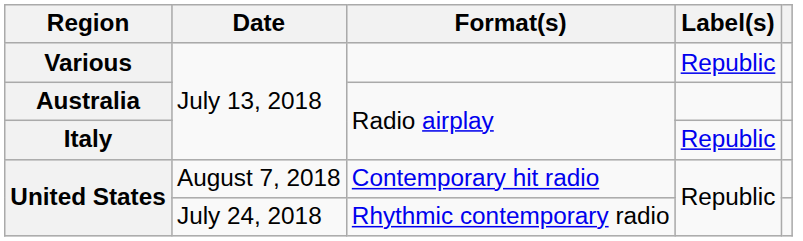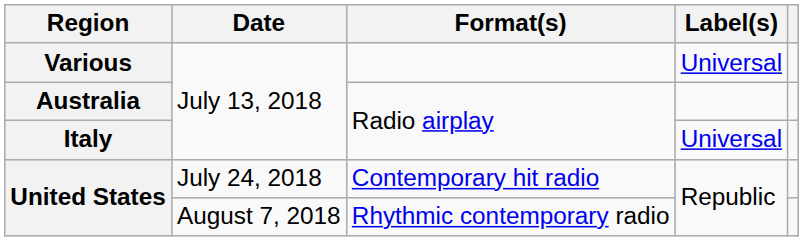(728, 62) Republic -> (731, 62) Universal
(728, 139) Republic -> (731, 139) Universal
(259, 178) August 7, 2018 -> (249, 178) July 24, 2018
(249, 216) July 24, 2018 -> (259, 216) August 7, 2018
